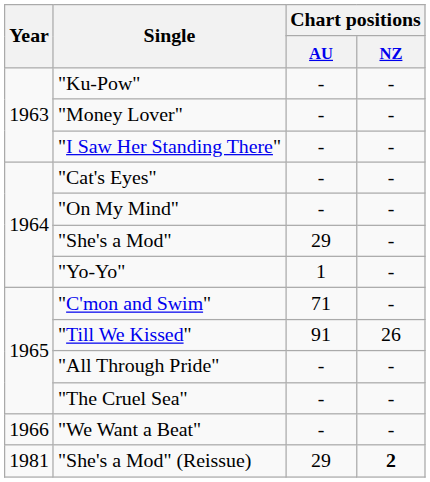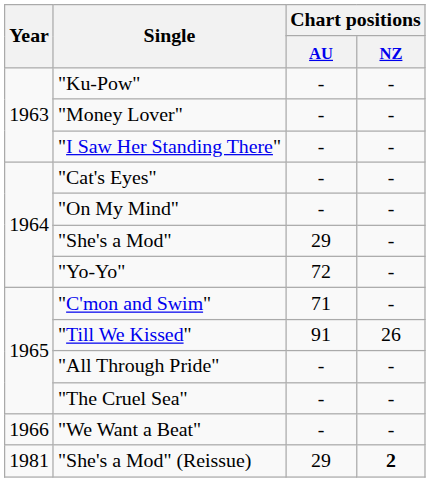(321, 271) 1 -> (321, 271) 72
